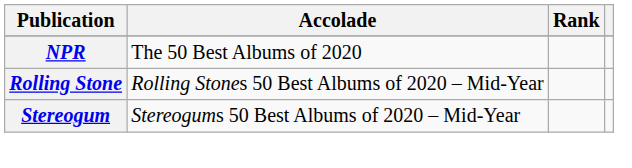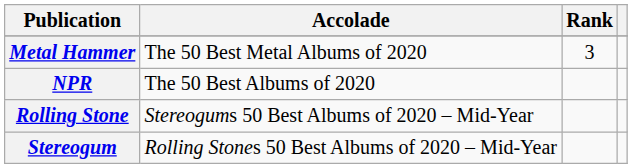+ row: (72, 52)
(337, 83) Rolling Stones 50 Best Albums of 2020 – Mid-Year -> (339, 115) Stereogums 50 Best Albums of 2020 – Mid-Year
(326, 115) Stereogums 50 Best Albums of 2020 – Mid-Year -> (351, 147) Rolling Stones 50 Best Albums of 2020 – Mid-Year
